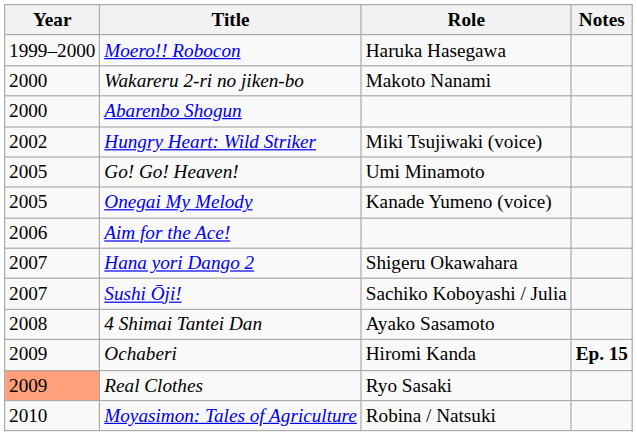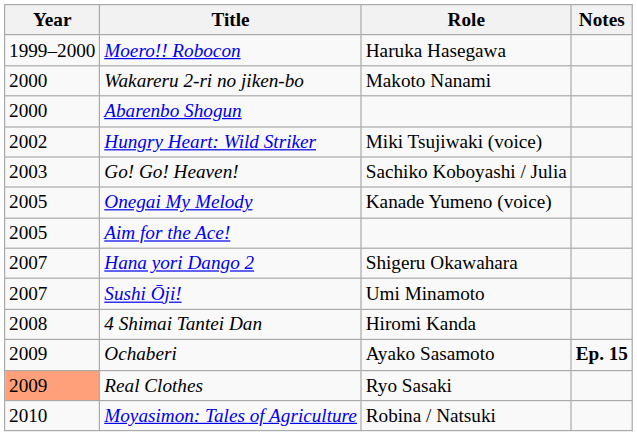(28, 171) 2005 -> (28, 171) 2003
(425, 171) Umi Minamoto -> (466, 171) Sachiko Koboyashi / Julia
(28, 232) 2006 -> (28, 232) 2005
(466, 293) Sachiko Koboyashi / Julia -> (425, 293) Umi Minamoto
(430, 324) Ayako Sasamoto -> (421, 324) Hiromi Kanda
(421, 354) Hiromi Kanda -> (430, 354) Ayako Sasamoto
